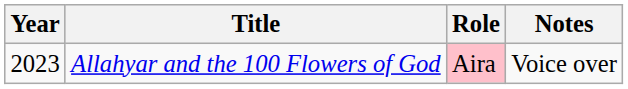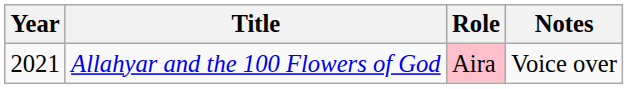(35, 63) 2023 -> (35, 63) 2021
